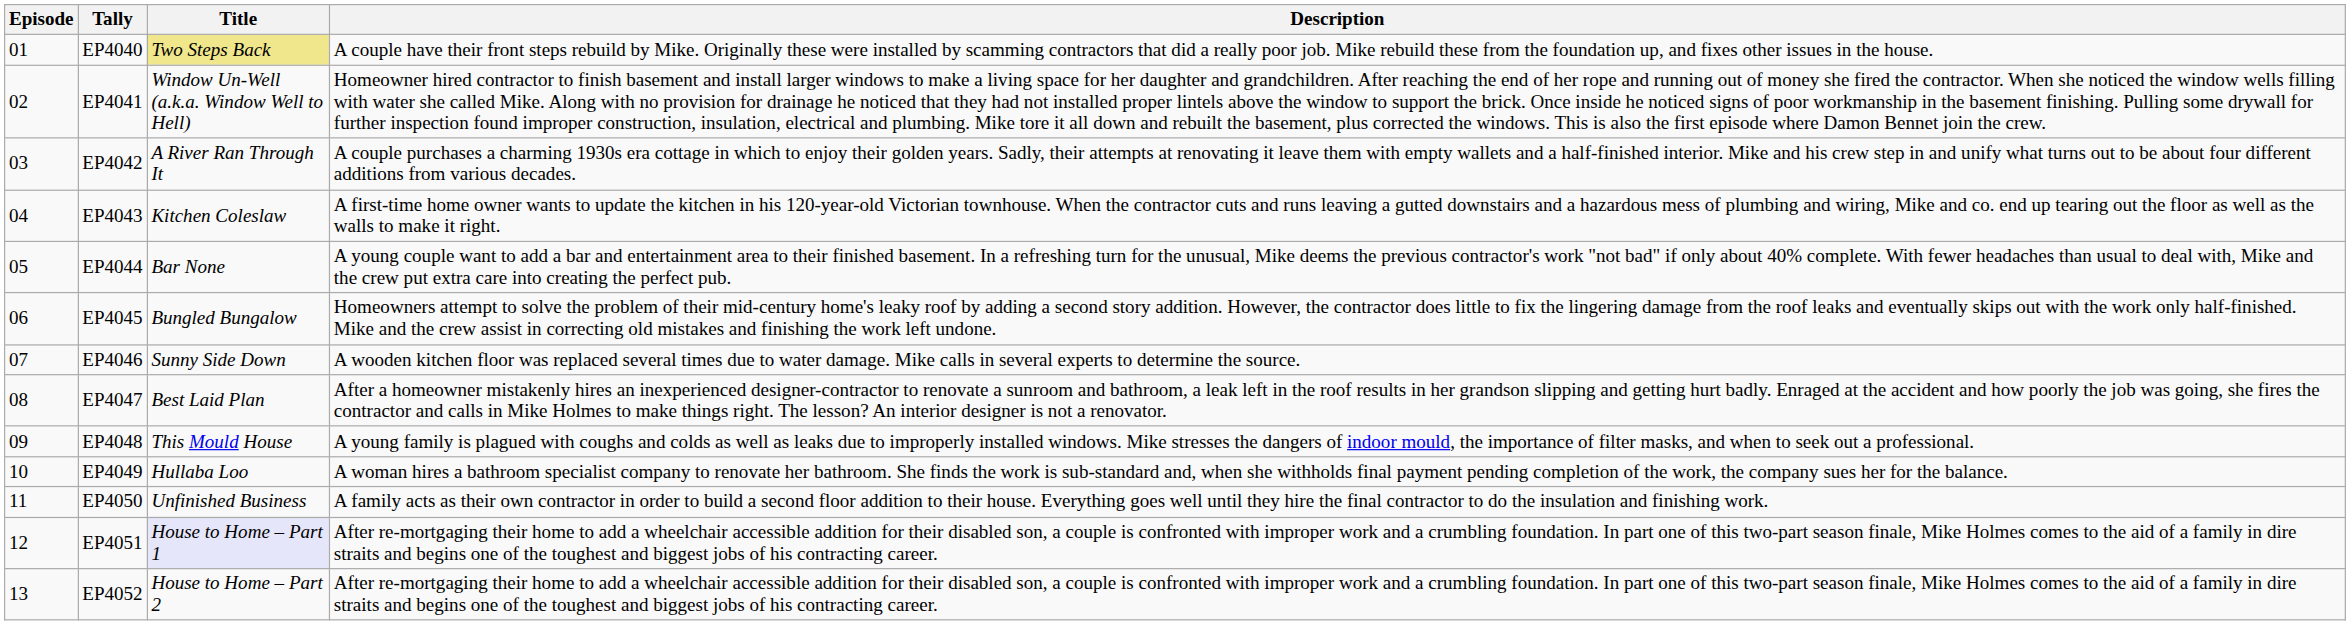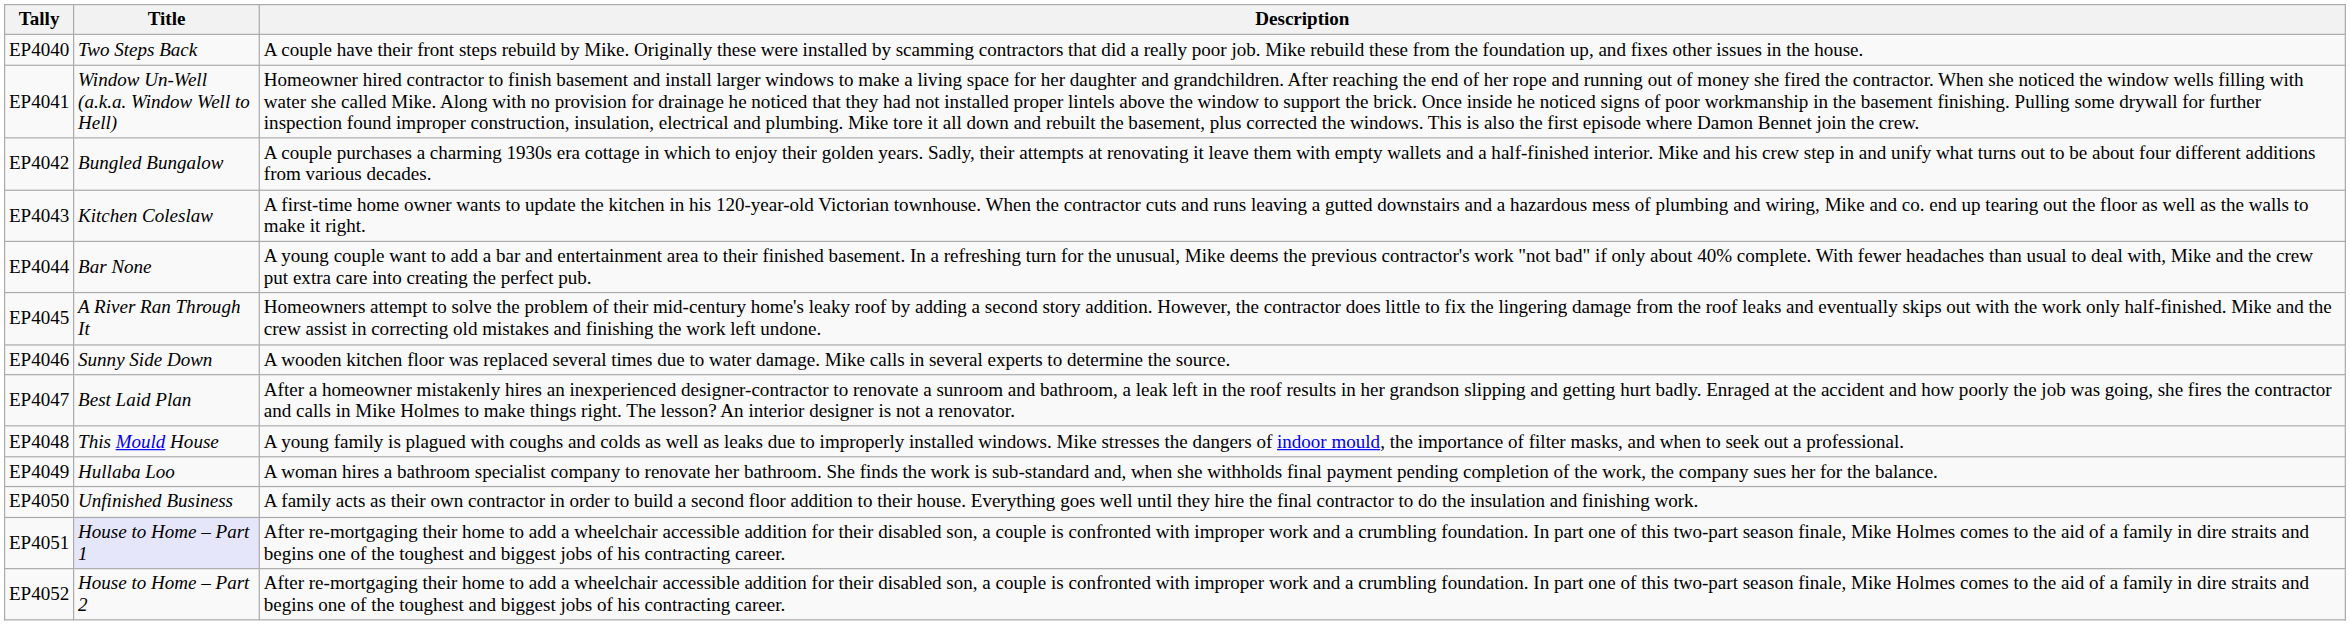- column: (41, 19)
(211, 49) khaki background -> (138, 49) no background
(233, 163) A River Ran Through It -> (151, 163) Bungled Bungalow
(224, 318) Bungled Bungalow -> (159, 318) A River Ran Through It
